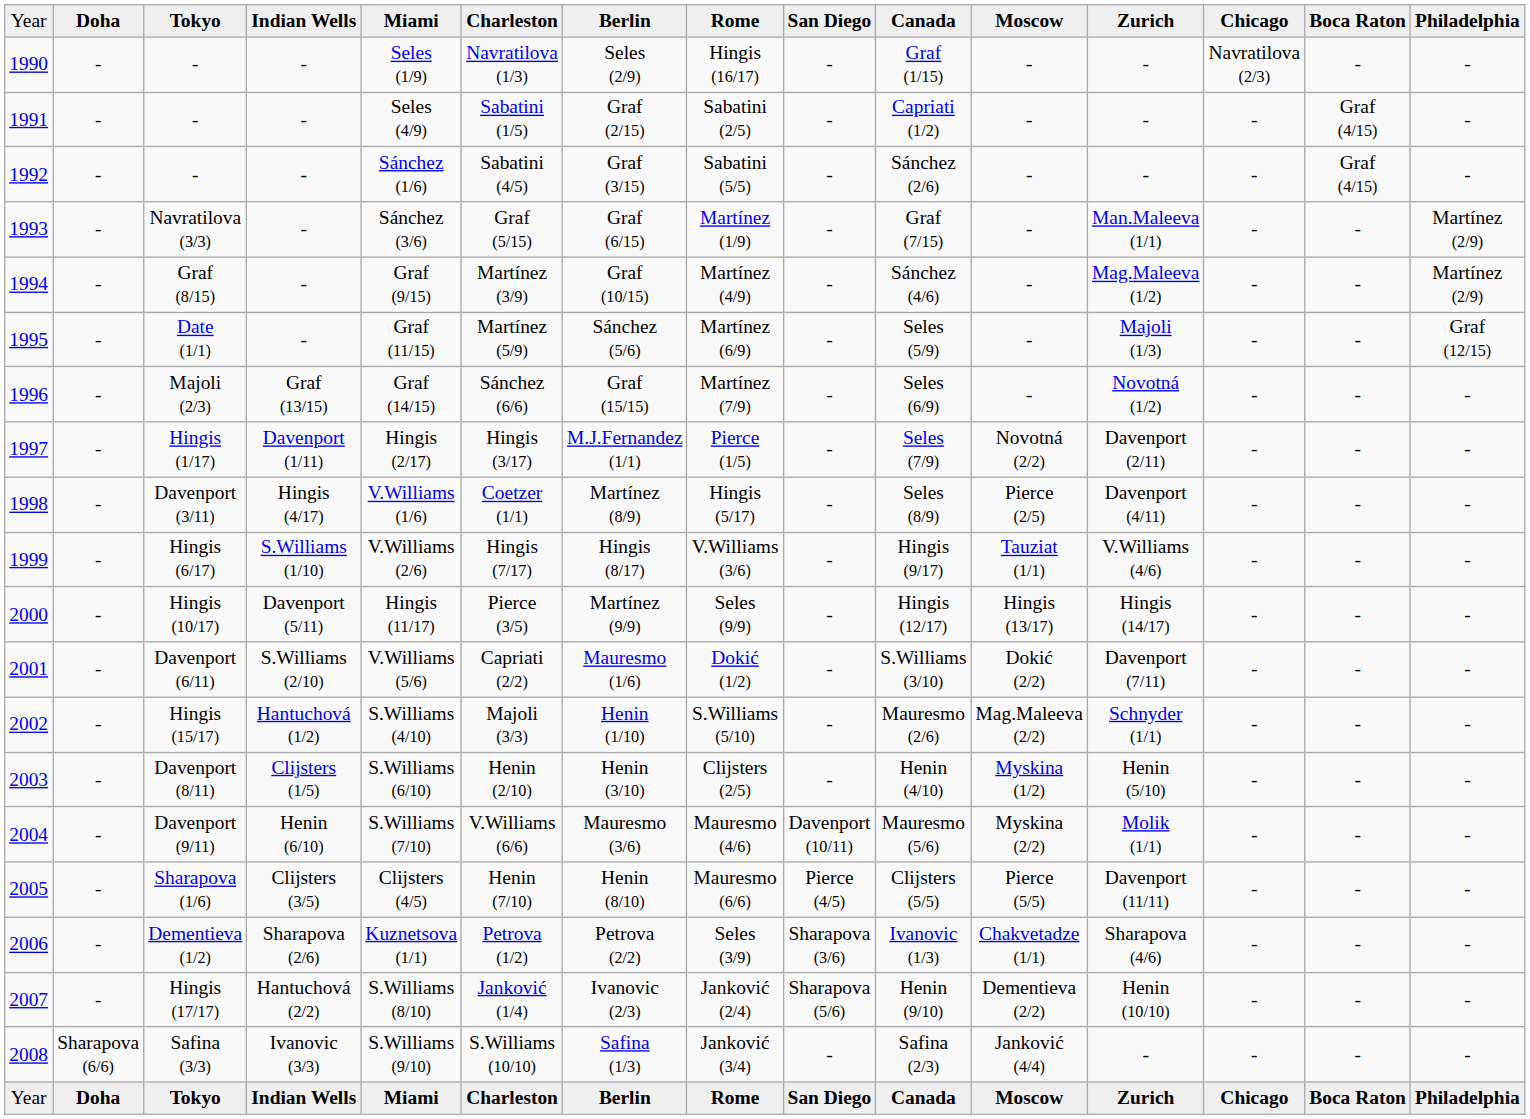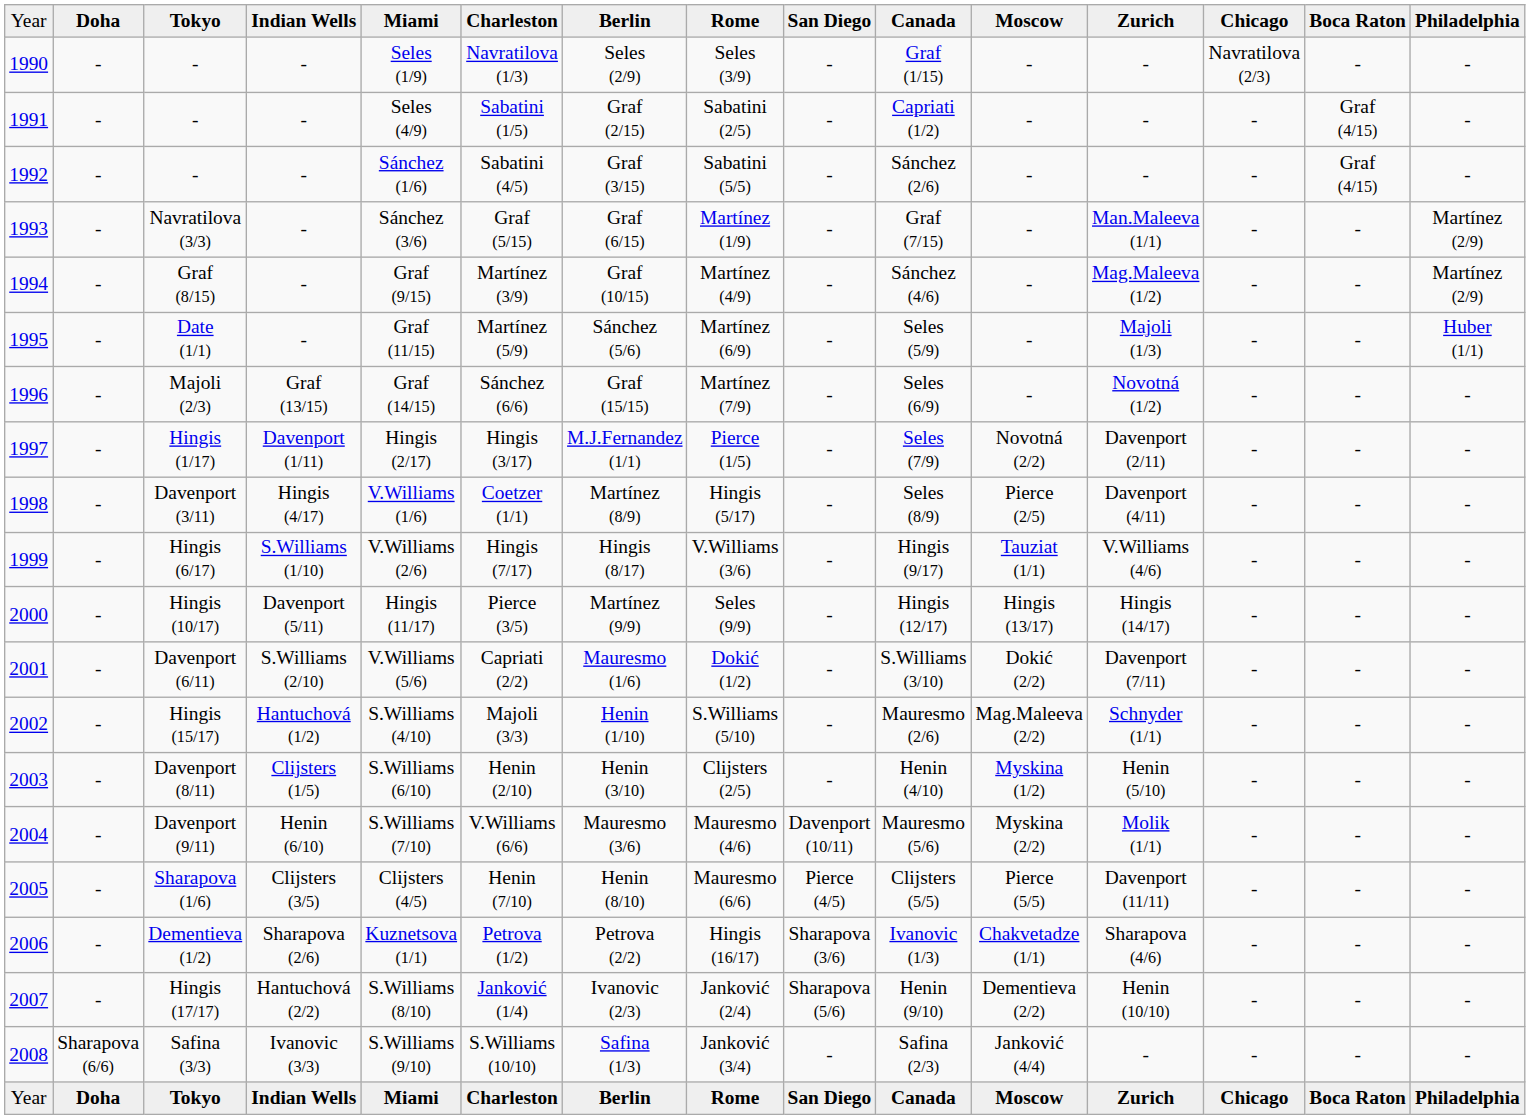(735, 64) Hingis (16/17) -> (735, 64) Seles (3/9)
(1467, 339) Graf (12/15) -> (1467, 339) Huber (1/1)
(735, 944) Seles (3/9) -> (735, 944) Hingis (16/17)
